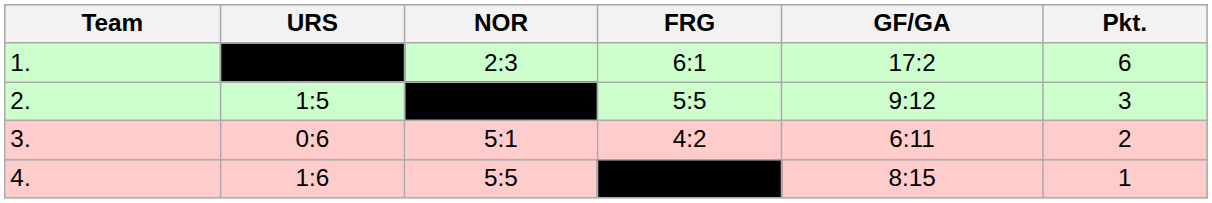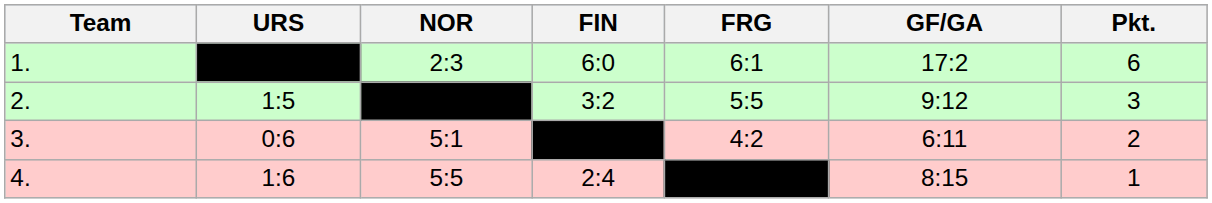+ column: (598, 23)
